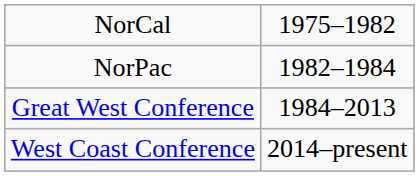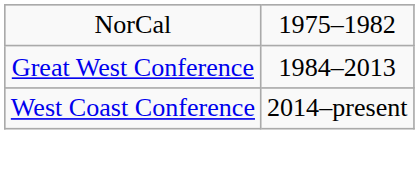- row: (133, 66)
